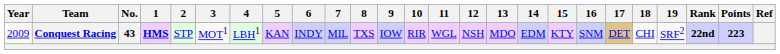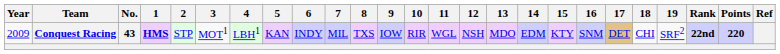(736, 33) 223 -> (736, 33) 220
